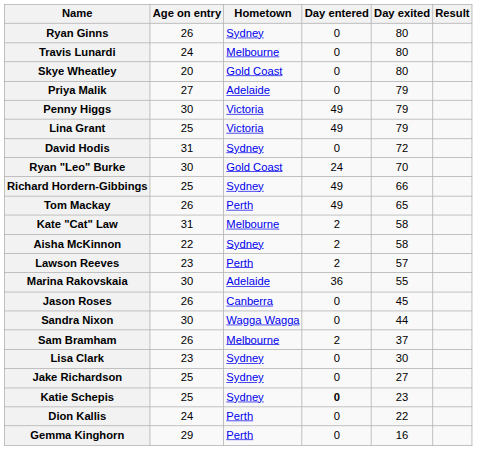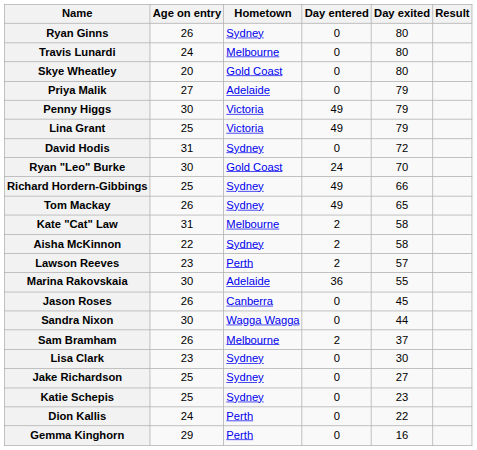(240, 205) Perth -> (245, 205) Sydney
(337, 397) bold -> (337, 397) normal
